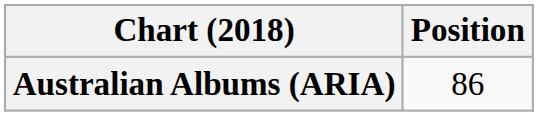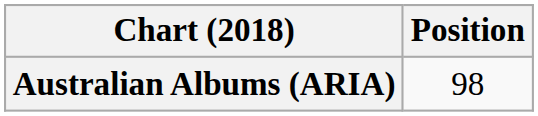(468, 83) 86 -> (468, 83) 98
